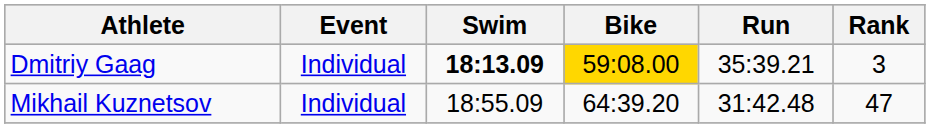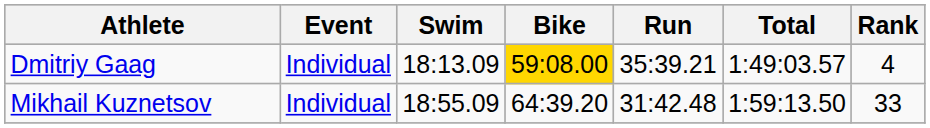+ column: (787, 25)
(495, 64) bold -> (451, 64) normal
(879, 64) 3 -> (888, 64) 4
(879, 104) 47 -> (888, 104) 33
